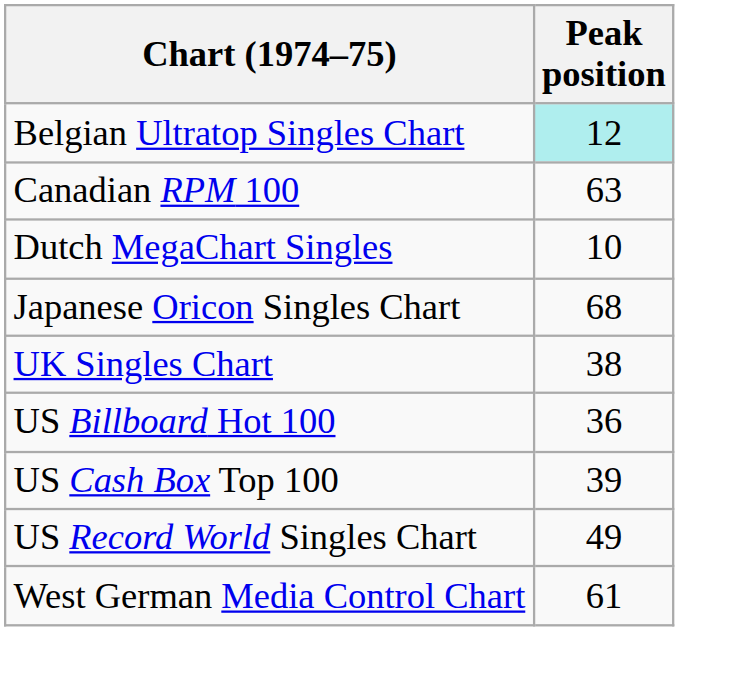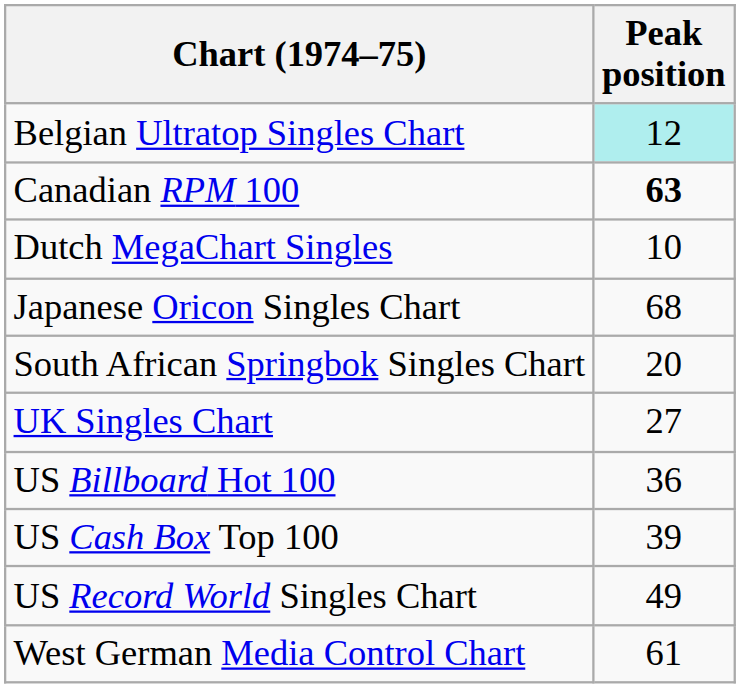(604, 190) normal -> (664, 190) bold
+ row: (299, 363)
(604, 363) 38 -> (664, 421) 27
